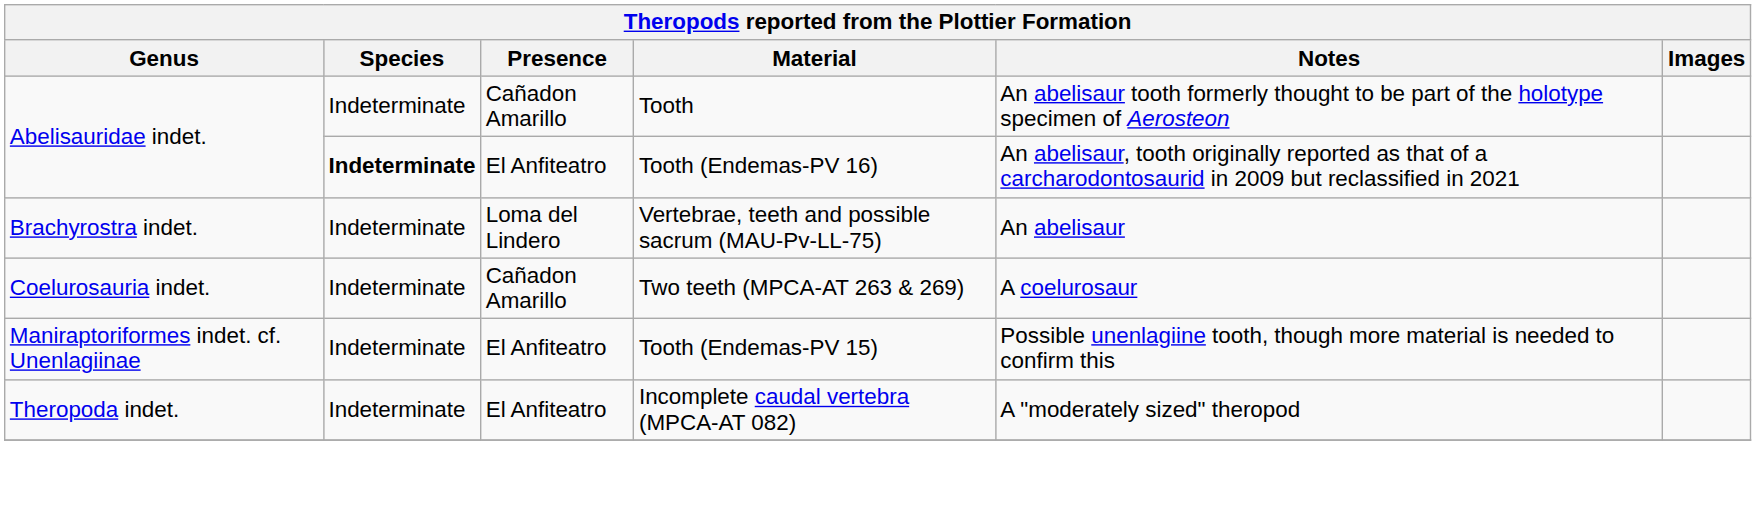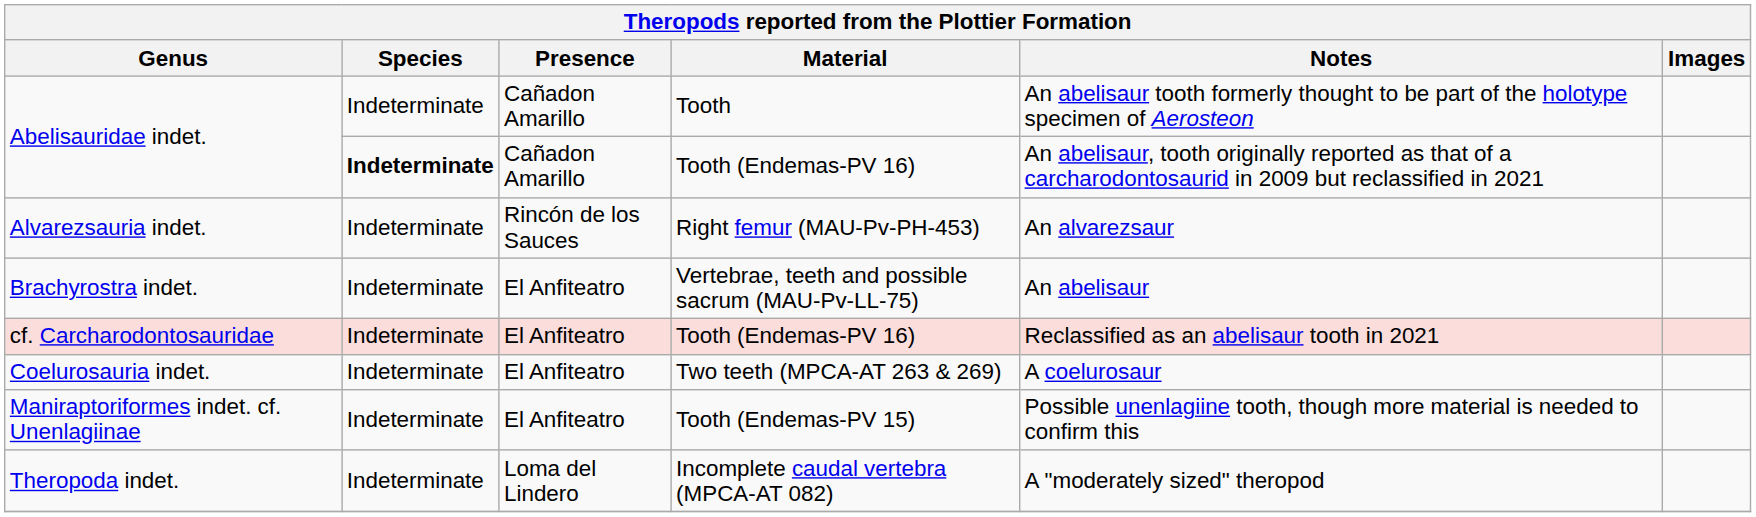(546, 166) El Anfiteatro -> (549, 166) Cañadon Amarillo
+ row: (108, 227)
(532, 227) Loma del Lindero -> (564, 288) El Anfiteatro
+ row: (142, 336)
(531, 288) Cañadon Amarillo -> (564, 371) El Anfiteatro
(546, 409) El Anfiteatro -> (550, 480) Loma del Lindero
